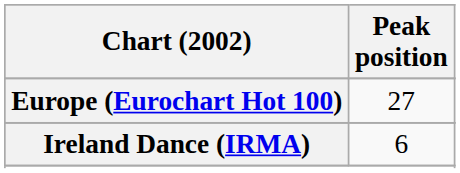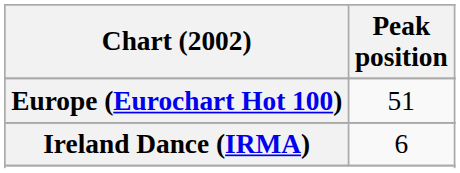(401, 100) 27 -> (401, 100) 51
